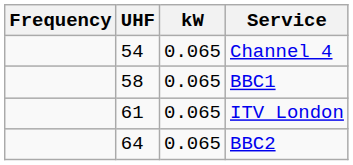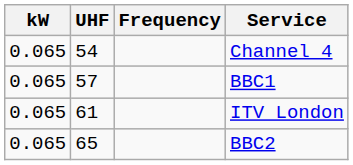columns swapped: (61, 20) <-> (192, 20)
(132, 82) 58 -> (87, 82) 57
(132, 144) 64 -> (87, 144) 65
